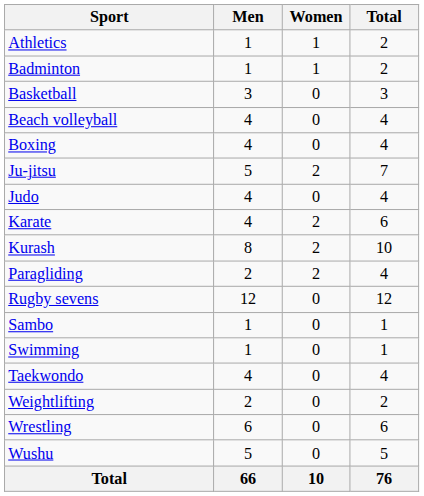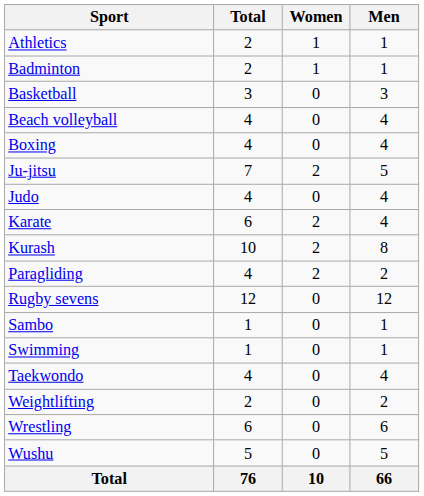columns swapped: (248, 17) <-> (384, 17)
